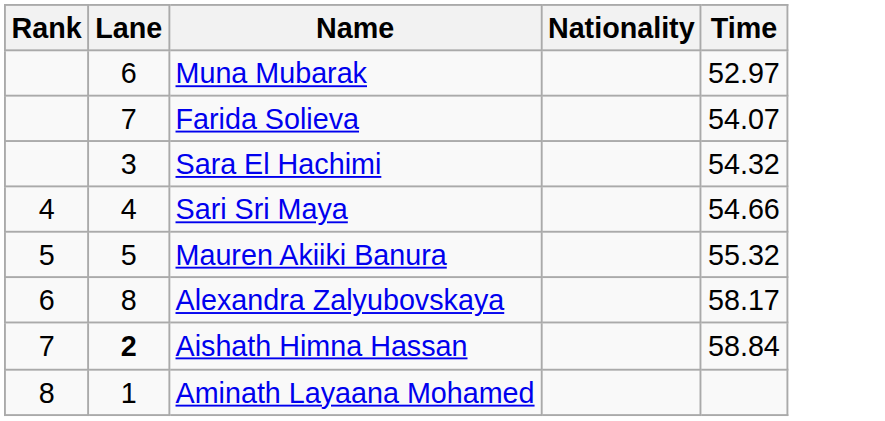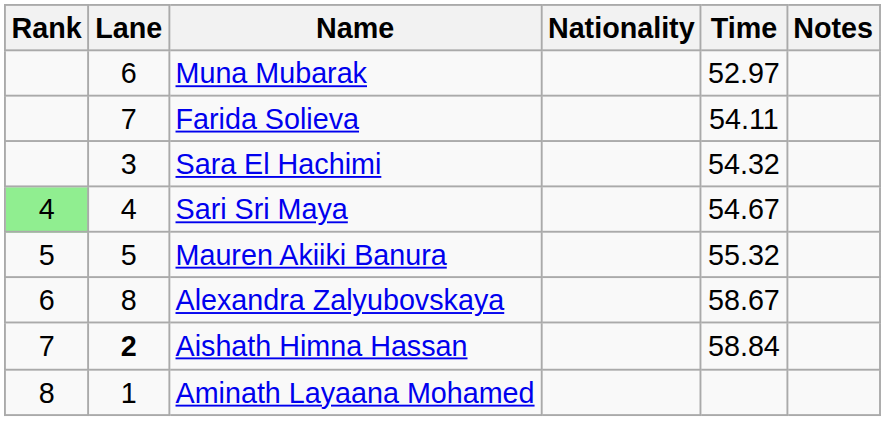+ column: (833, 28)
(744, 119) 54.07 -> (744, 119) 54.11
(47, 210) no background -> (47, 210) lightgreen background
(744, 210) 54.66 -> (744, 210) 54.67
(744, 301) 58.17 -> (744, 301) 58.67
